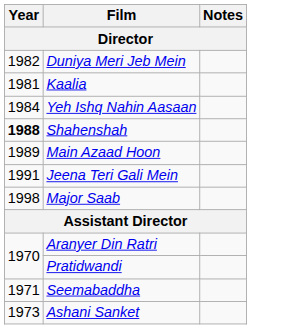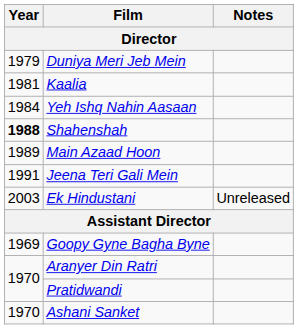(24, 61) 1982 -> (24, 61) 1979
- row: (83, 198)
+ row: (91, 198)
+ row: (128, 244)
- row: (93, 289)
(24, 312) 1973 -> (24, 312) 1970
